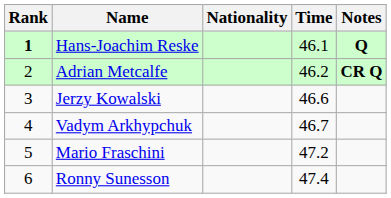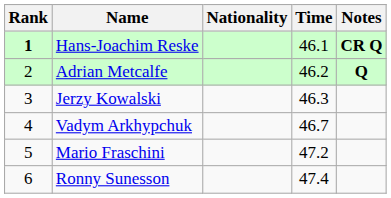(361, 44) Q -> (361, 44) CR Q
(361, 71) CR Q -> (361, 71) Q
(314, 98) 46.6 -> (314, 98) 46.3
